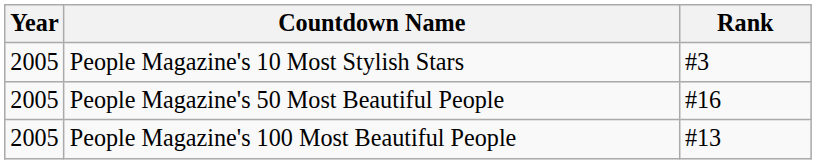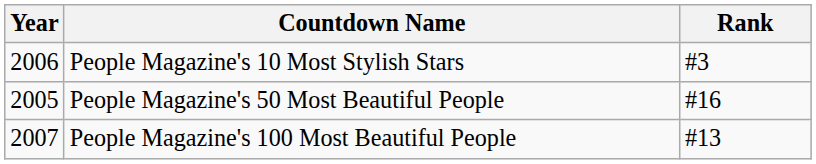(34, 61) 2005 -> (34, 61) 2006
(34, 138) 2005 -> (34, 138) 2007
